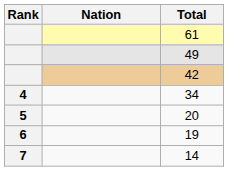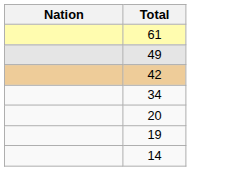- column: (23, 14)
